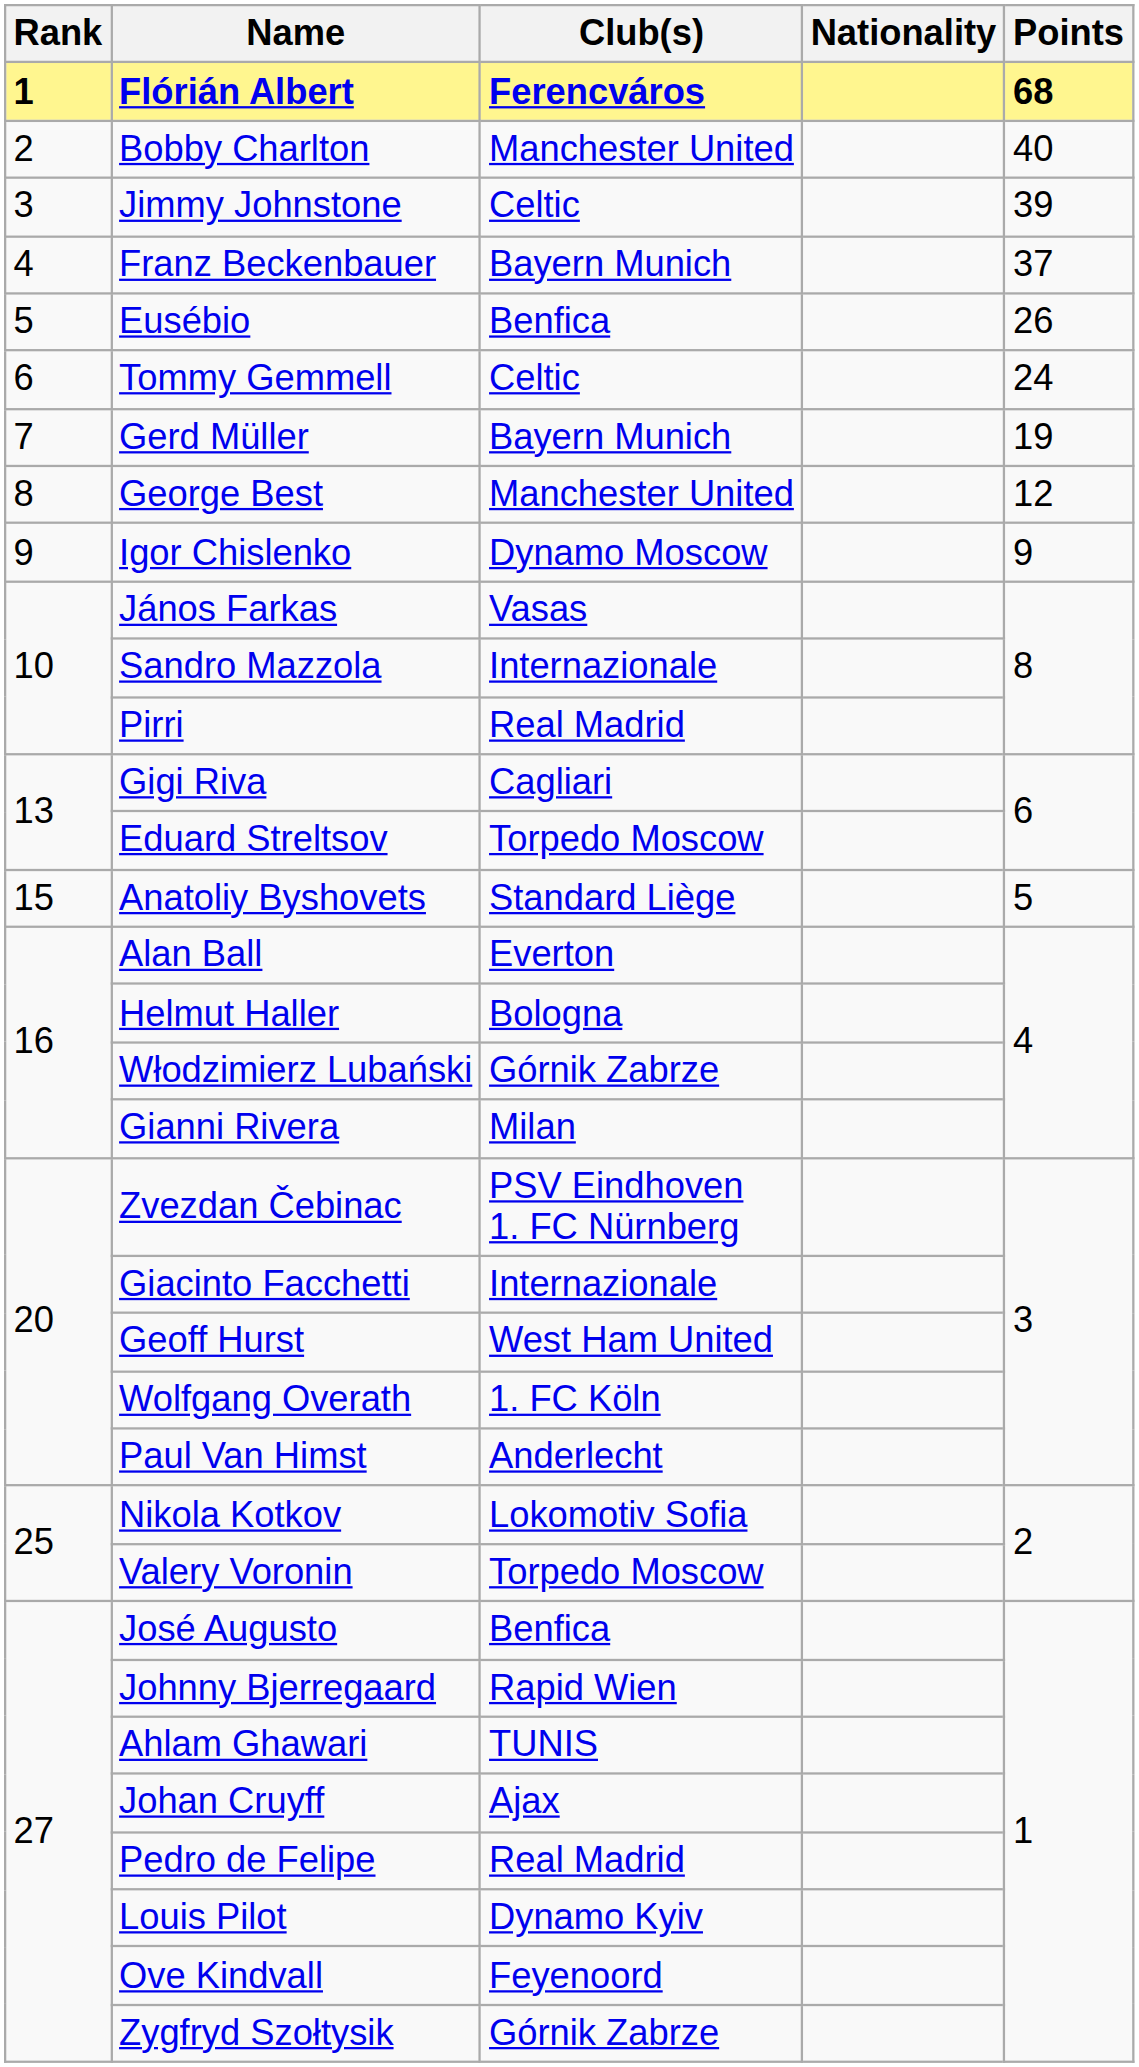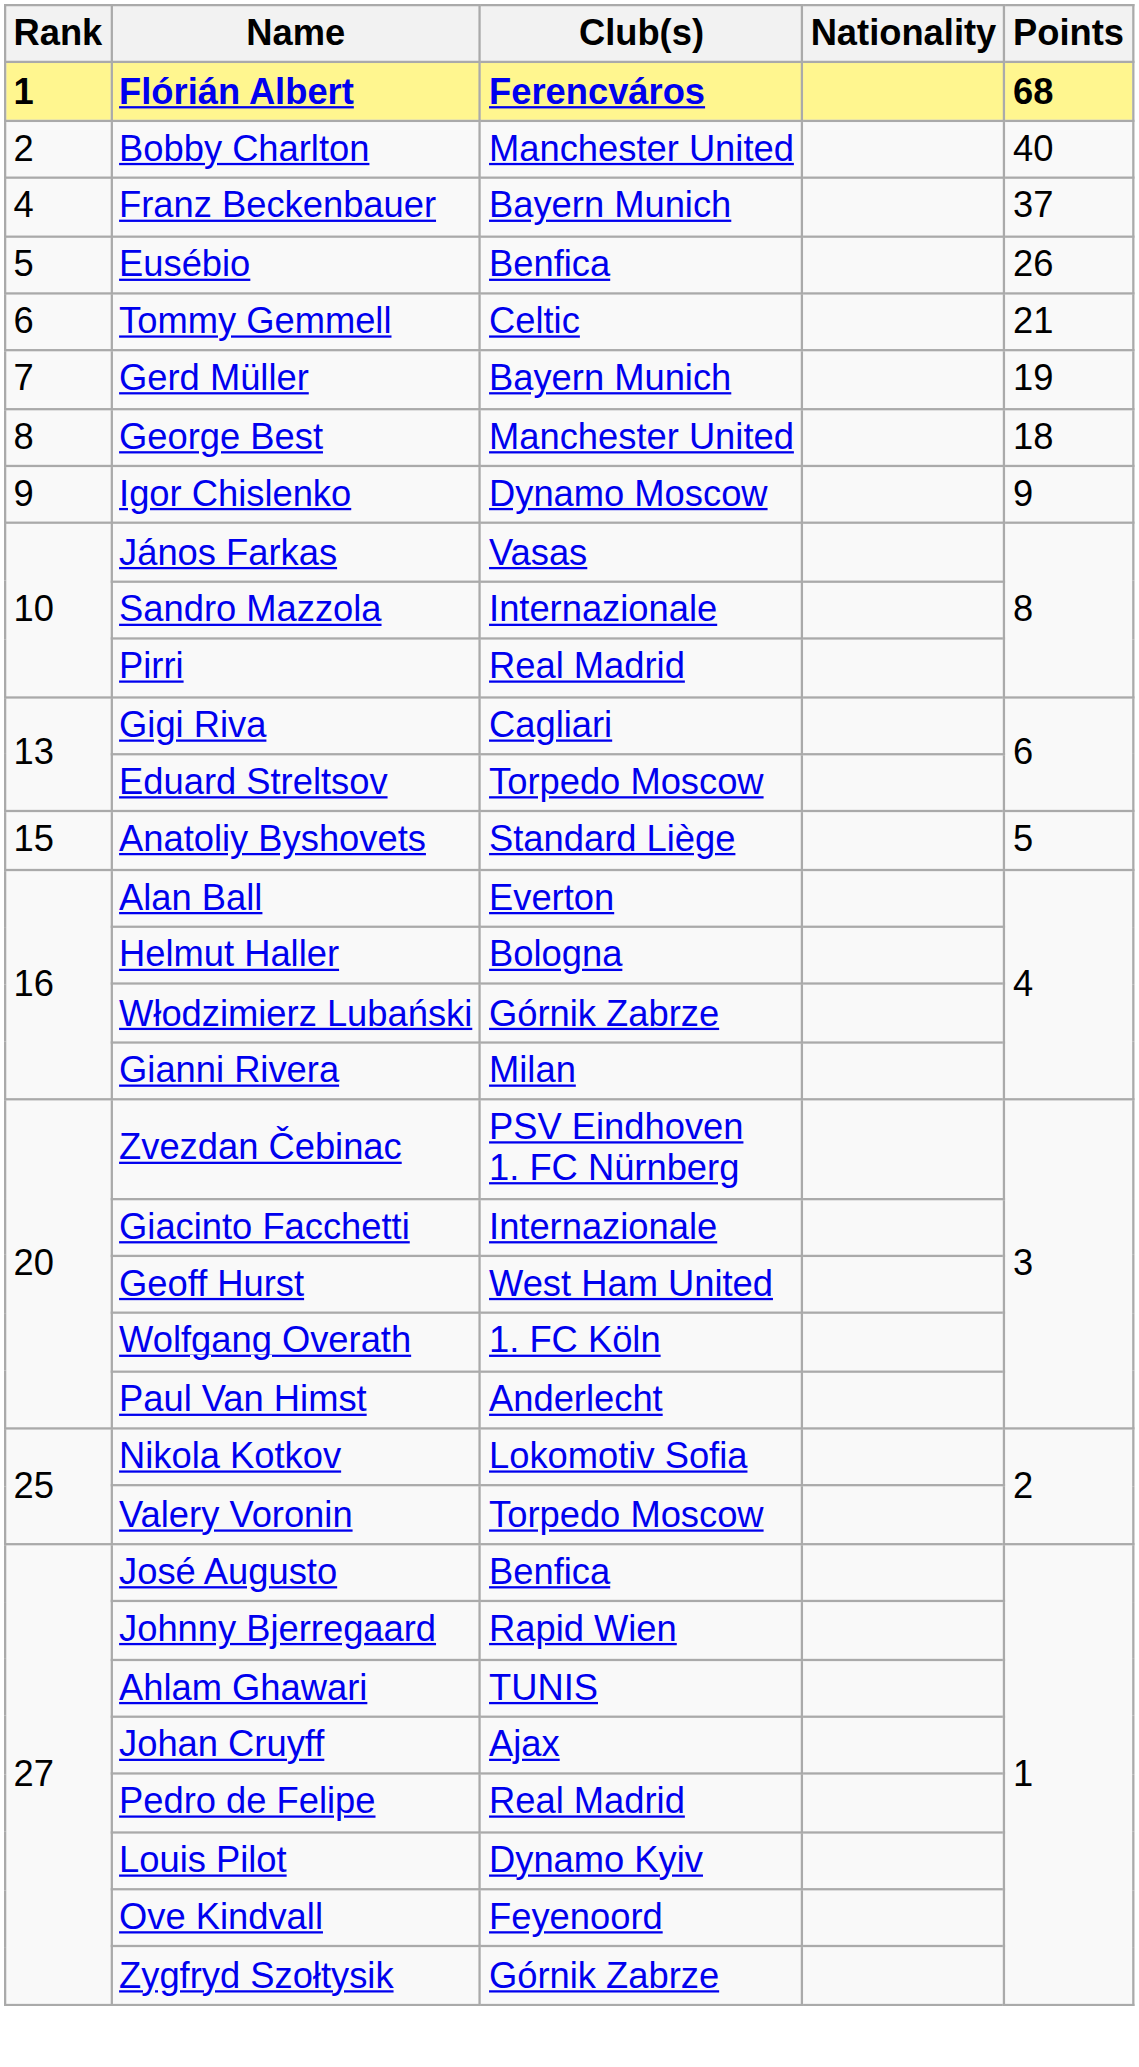- row: (260, 206)
(1033, 378) 24 -> (1033, 321) 21
(1033, 494) 12 -> (1033, 436) 18
